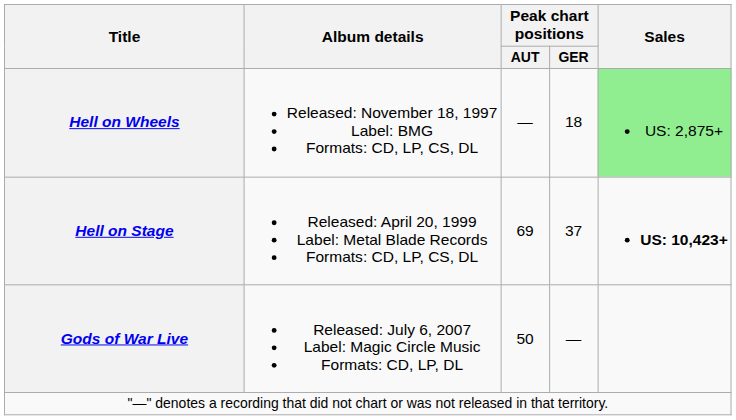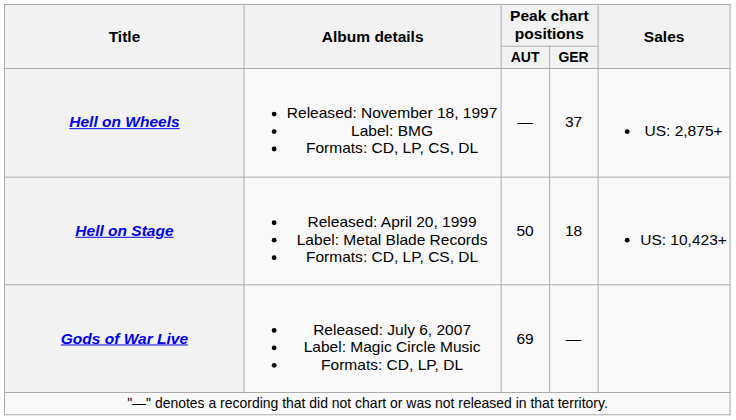(574, 122) 18 -> (574, 122) 37
(665, 131) lightgreen background -> (664, 131) no background
(525, 230) 69 -> (525, 230) 50
(574, 230) 37 -> (574, 230) 18
(665, 239) bold -> (664, 239) normal
(525, 338) 50 -> (525, 338) 69
